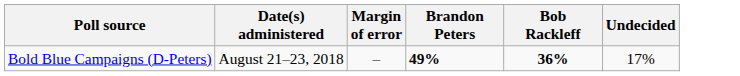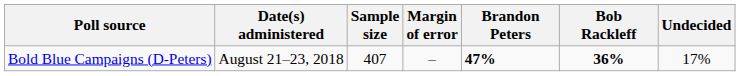+ column: (375, 25)
(424, 58) 49% -> (480, 58) 47%
